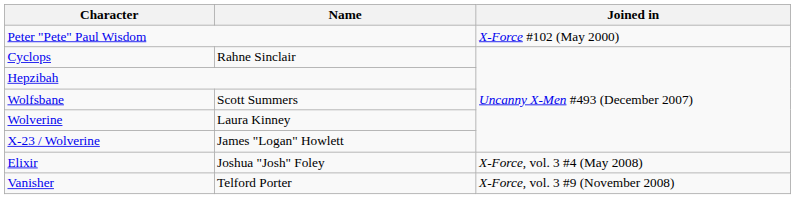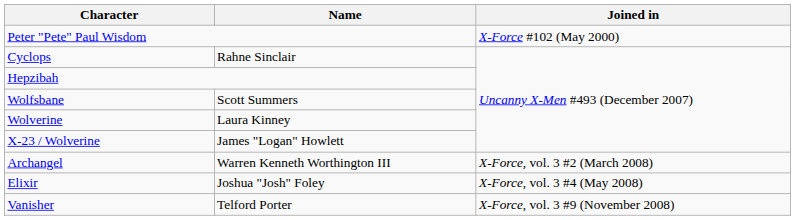+ row: (35, 162)
